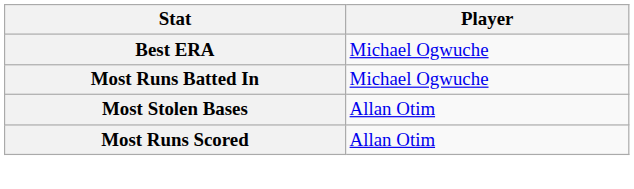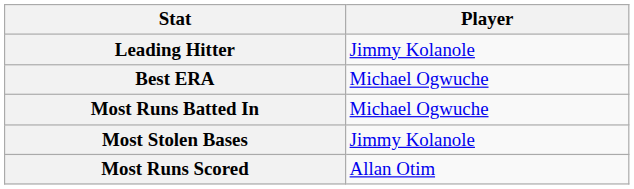+ row: (175, 49)
(392, 109) Allan Otim -> (412, 139) Jimmy Kolanole
